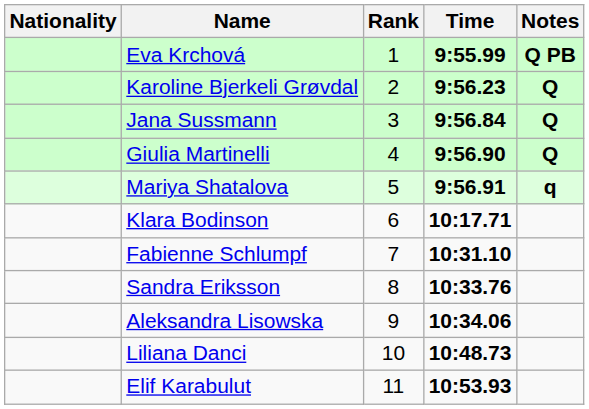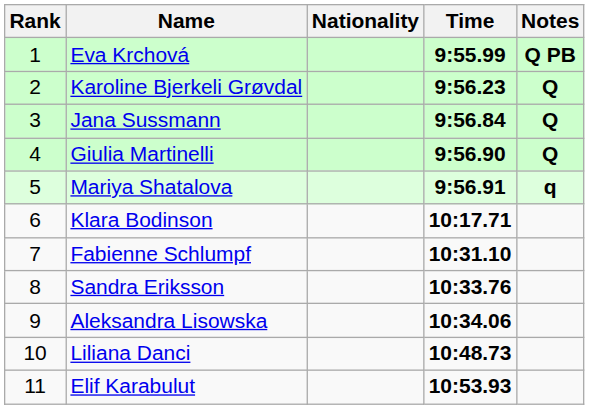columns swapped: (393, 21) <-> (63, 21)
